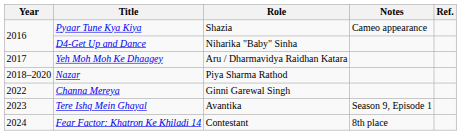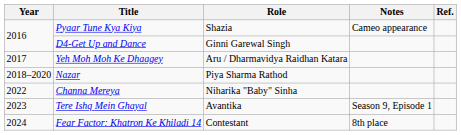(251, 43) Niharika "Baby" Sinha -> (248, 43) Ginni Garewal Singh
(248, 91) Ginni Garewal Singh -> (251, 91) Niharika "Baby" Sinha
